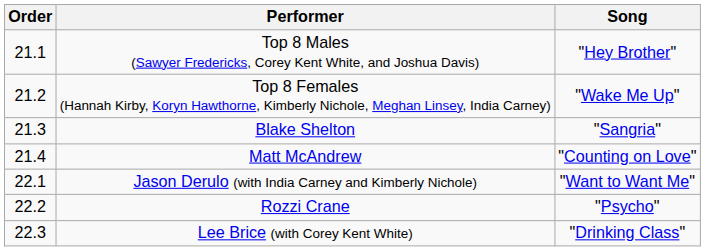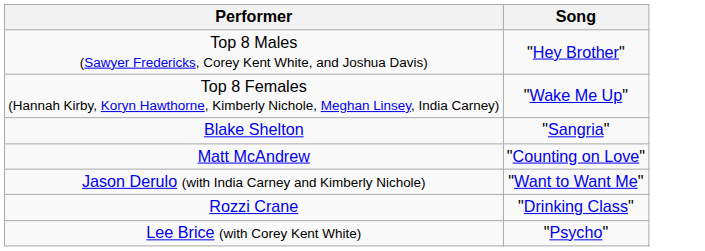- column: (30, 17)
(627, 207) "Psycho" -> (576, 207) "Drinking Class"
(627, 233) "Drinking Class" -> (576, 233) "Psycho"
